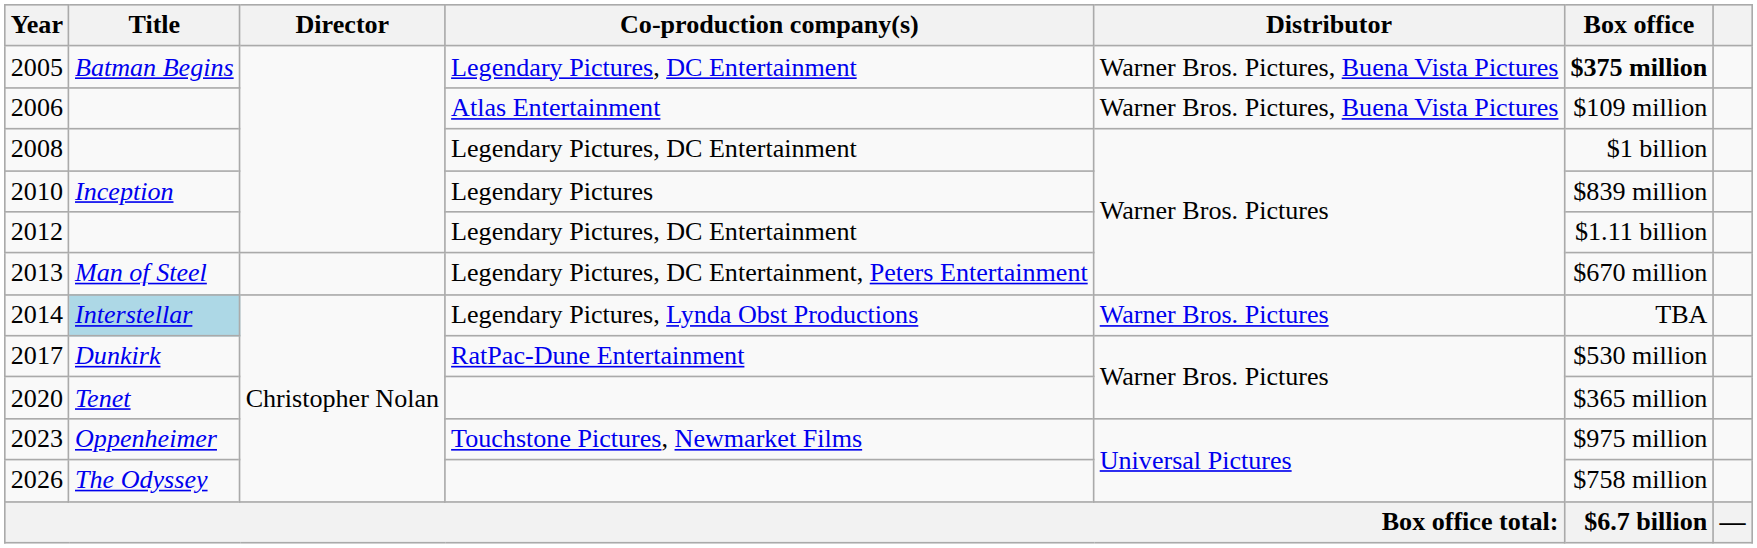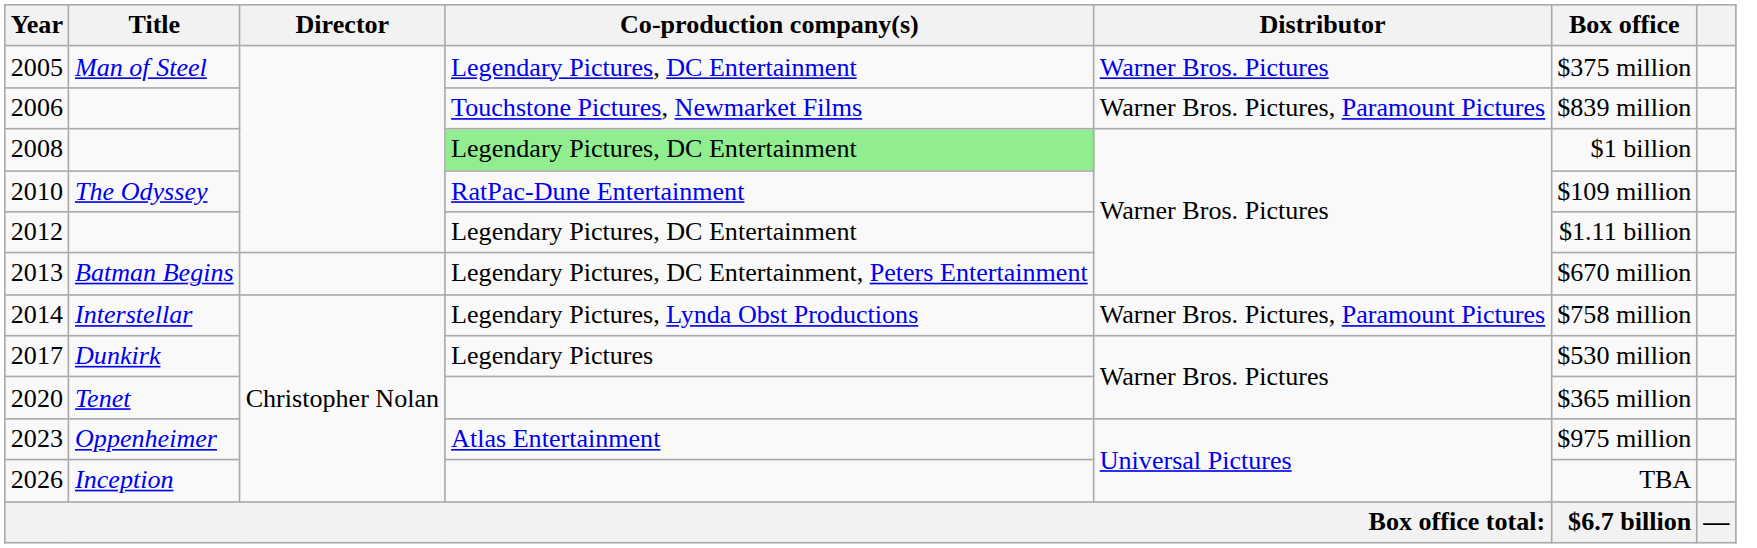(154, 66) Batman Begins -> (141, 66) Man of Steel
(1329, 66) Warner Bros. Pictures, Buena Vista Pictures -> (1214, 66) Warner Bros. Pictures
(1639, 66) bold -> (1624, 66) normal
(556, 107) Atlas Entertainment -> (657, 107) Touchstone Pictures, Newmarket Films
(1329, 107) Warner Bros. Pictures, Buena Vista Pictures -> (1322, 107) Warner Bros. Pictures, Paramount Pictures
(1640, 107) $109 million -> (1624, 107) $839 million
(654, 149) no background -> (654, 149) lightgreen background
(124, 190) Inception -> (141, 190) The Odyssey
(552, 190) Legendary Pictures -> (598, 190) RatPac-Dune Entertainment
(1640, 190) $839 million -> (1624, 190) $109 million
(141, 273) Man of Steel -> (154, 273) Batman Begins
(134, 314) lightblue background -> (134, 314) no background
(1214, 314) Warner Bros. Pictures -> (1322, 314) Warner Bros. Pictures, Paramount Pictures
(1681, 314) TBA -> (1624, 314) $758 million
(598, 356) RatPac-Dune Entertainment -> (552, 356) Legendary Pictures
(657, 438) Touchstone Pictures, Newmarket Films -> (556, 438) Atlas Entertainment
(141, 480) The Odyssey -> (124, 480) Inception
(1640, 480) $758 million -> (1665, 480) TBA
